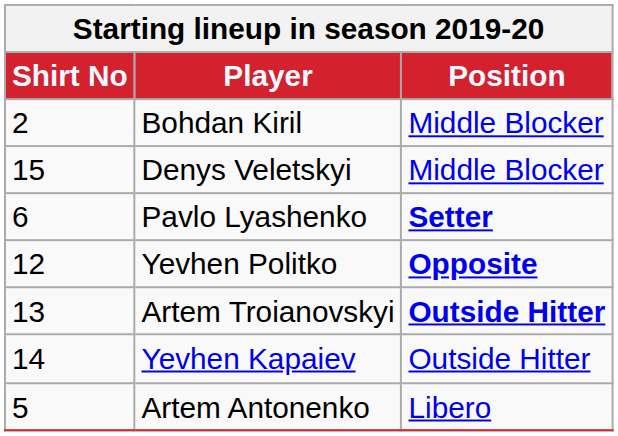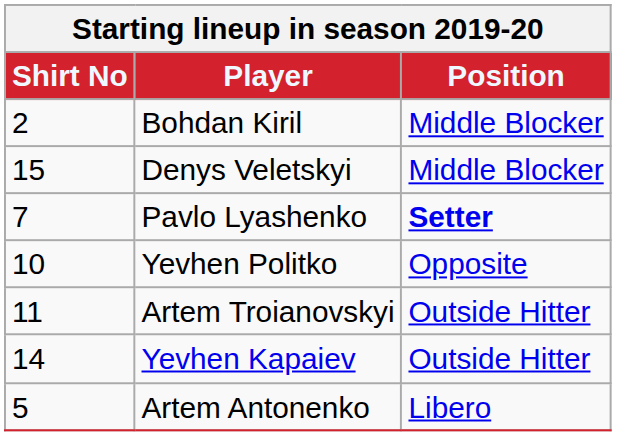(20, 217) 6 -> (20, 217) 7
(28, 265) 12 -> (28, 265) 10
(473, 265) bold -> (468, 265) normal
(28, 312) 13 -> (27, 312) 11
(507, 312) bold -> (499, 312) normal
